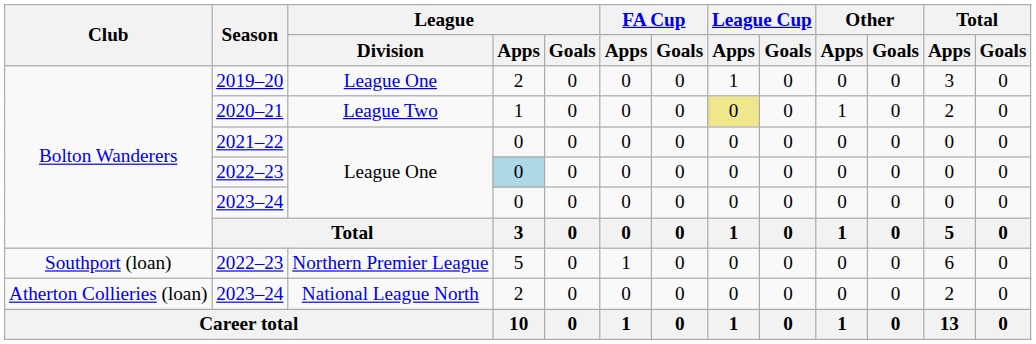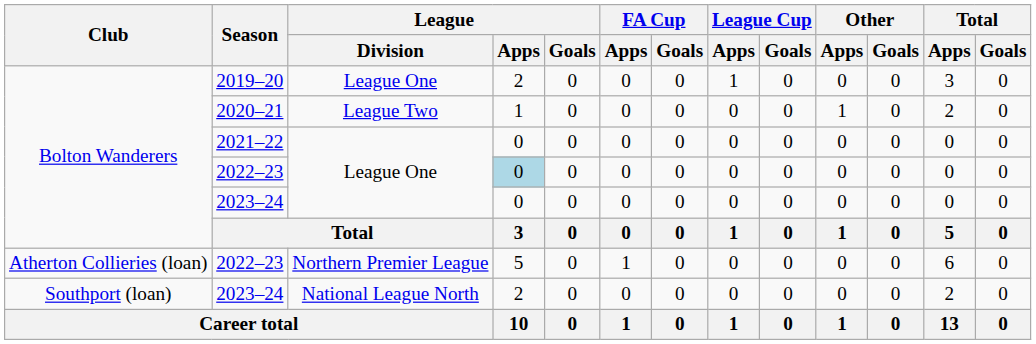(734, 111) khaki background -> (734, 111) no background
(108, 263) Southport (loan) -> (108, 263) Atherton Collieries (loan)
(108, 293) Atherton Collieries (loan) -> (108, 293) Southport (loan)
